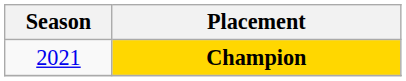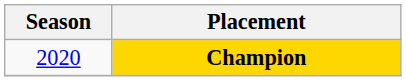(58, 57) 2021 -> (58, 57) 2020
